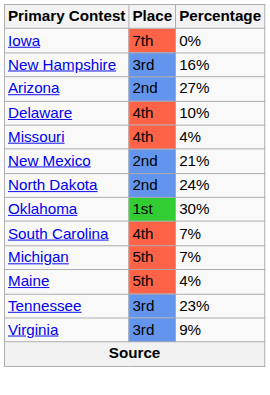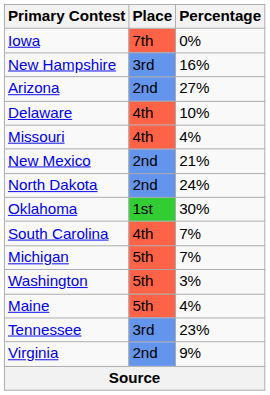+ row: (48, 281)
(143, 329) 3rd -> (145, 354) 2nd
